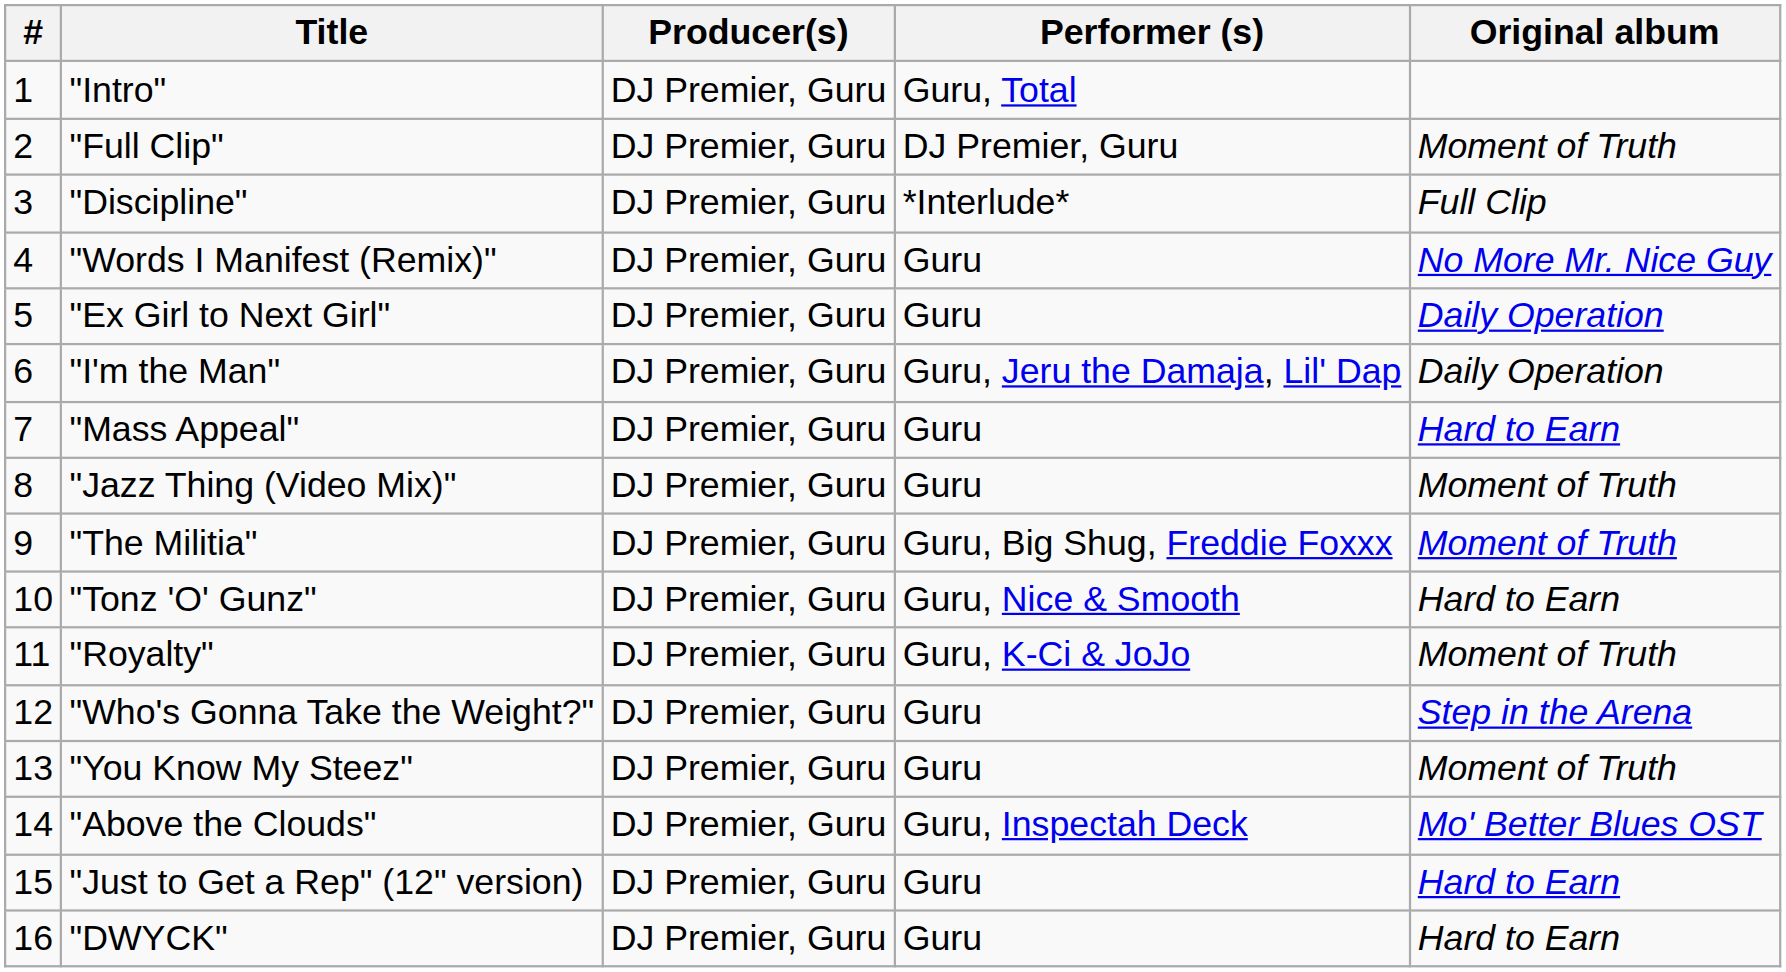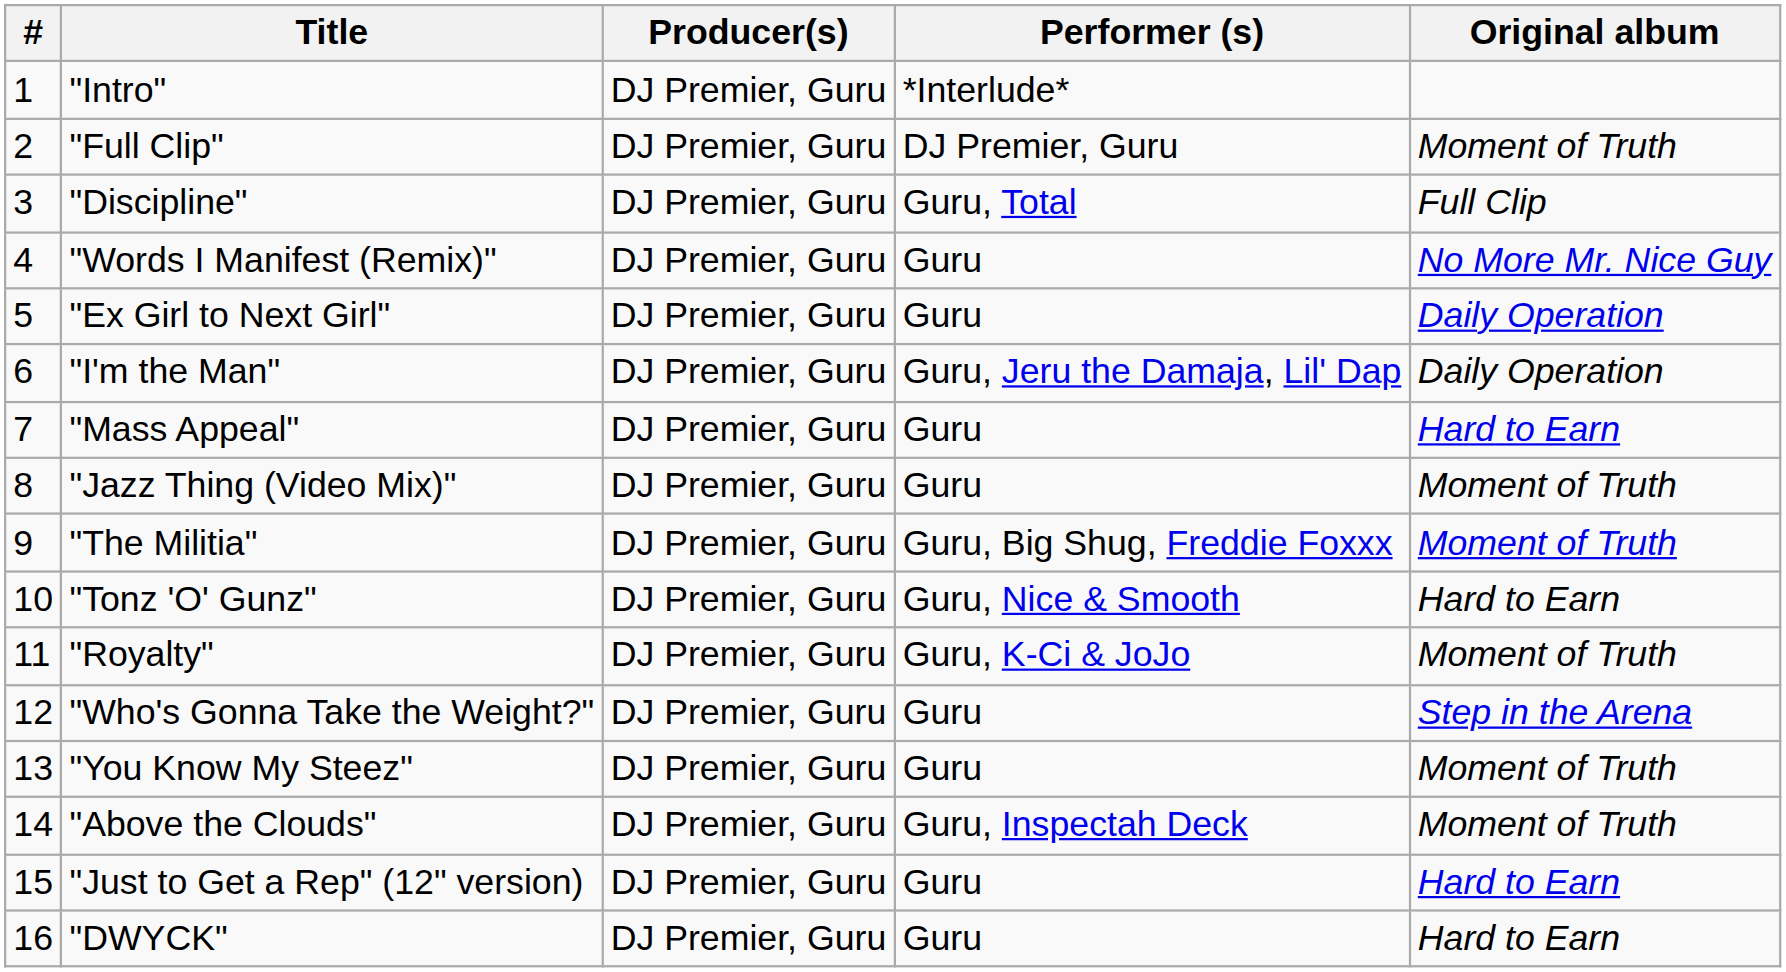(990, 89) Guru, Total -> (986, 89) *Interlude*
(986, 202) *Interlude* -> (990, 202) Guru, Total
(1590, 825) Mo' Better Blues OST -> (1547, 825) Moment of Truth
